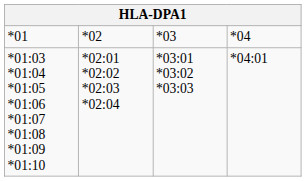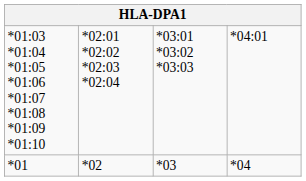rows swapped: (18, 36) <-> (26, 111)
